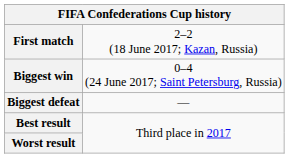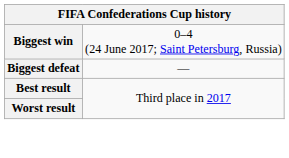- row: (43, 41)
